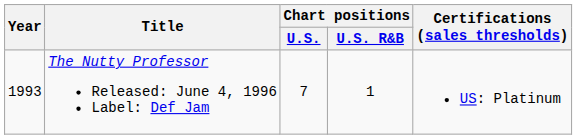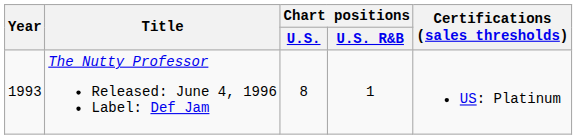(304, 92) 7 -> (304, 92) 8
